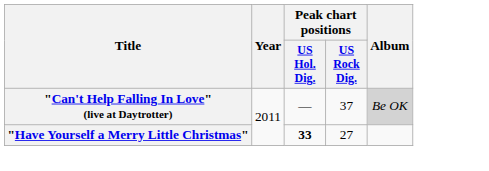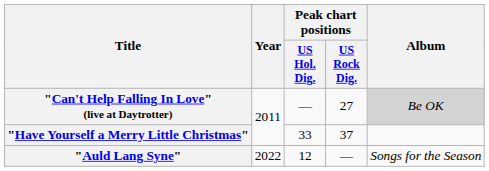(346, 106) 37 -> (346, 106) 27
(305, 134) bold -> (305, 134) normal
(346, 134) 27 -> (346, 134) 37
+ row: (128, 156)
